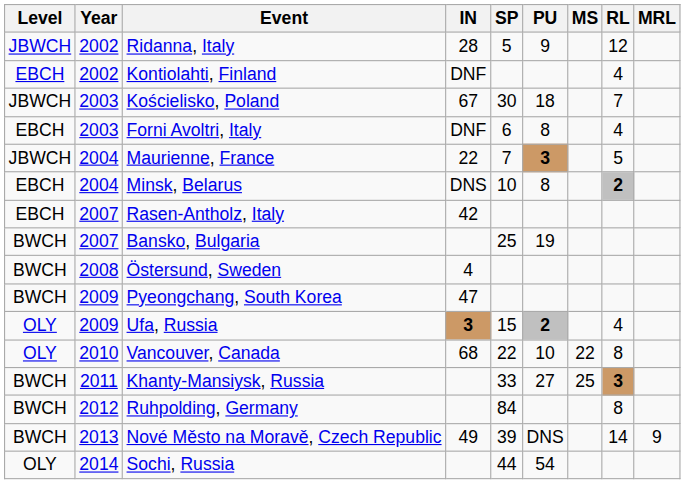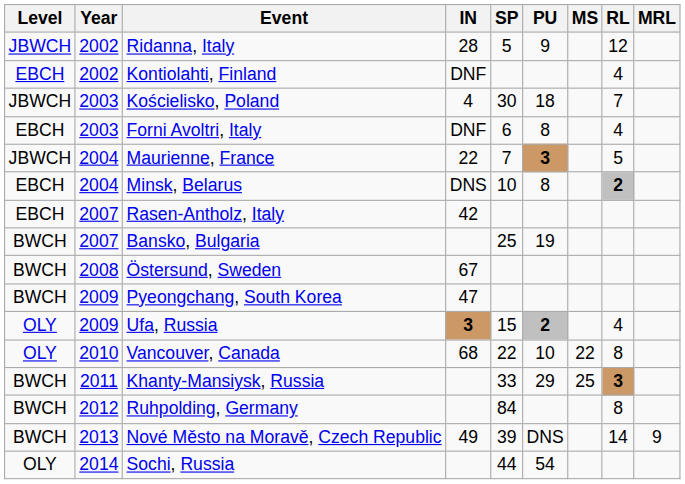(468, 102) 67 -> (468, 102) 4
(468, 269) 4 -> (468, 269) 67
(545, 381) 27 -> (545, 381) 29
